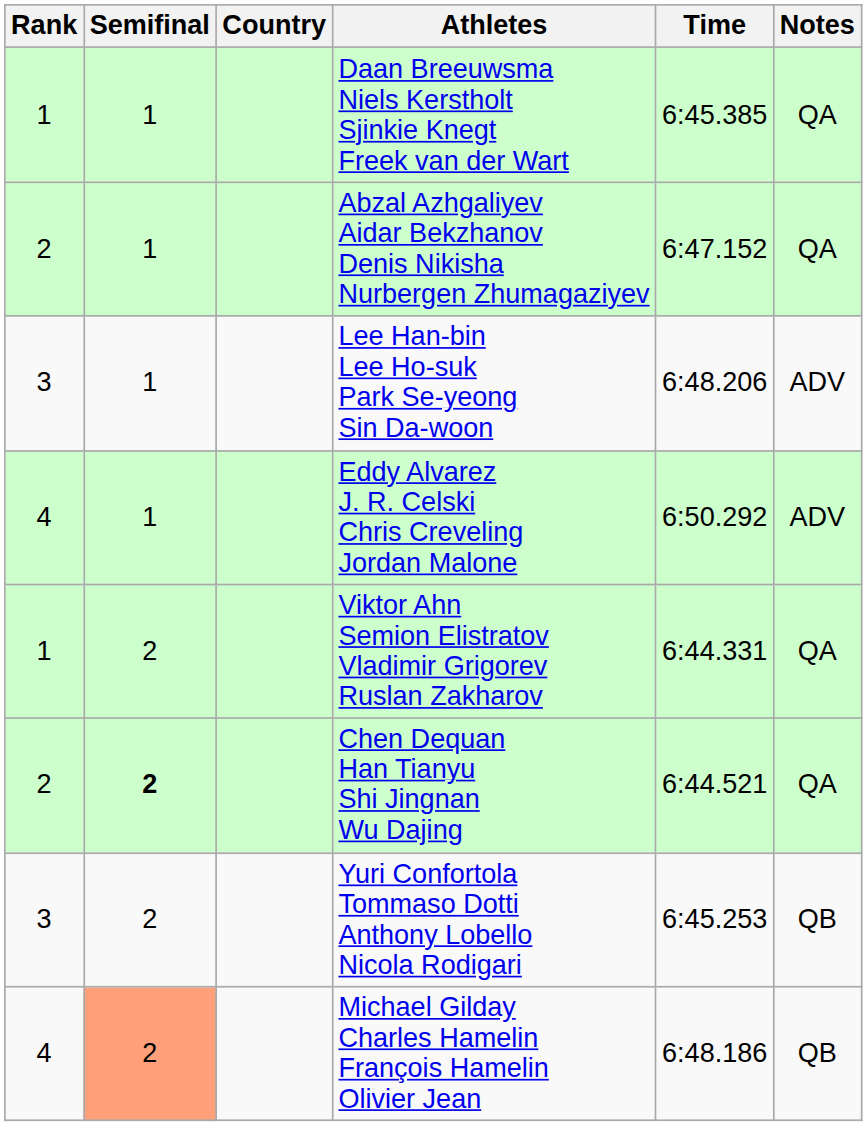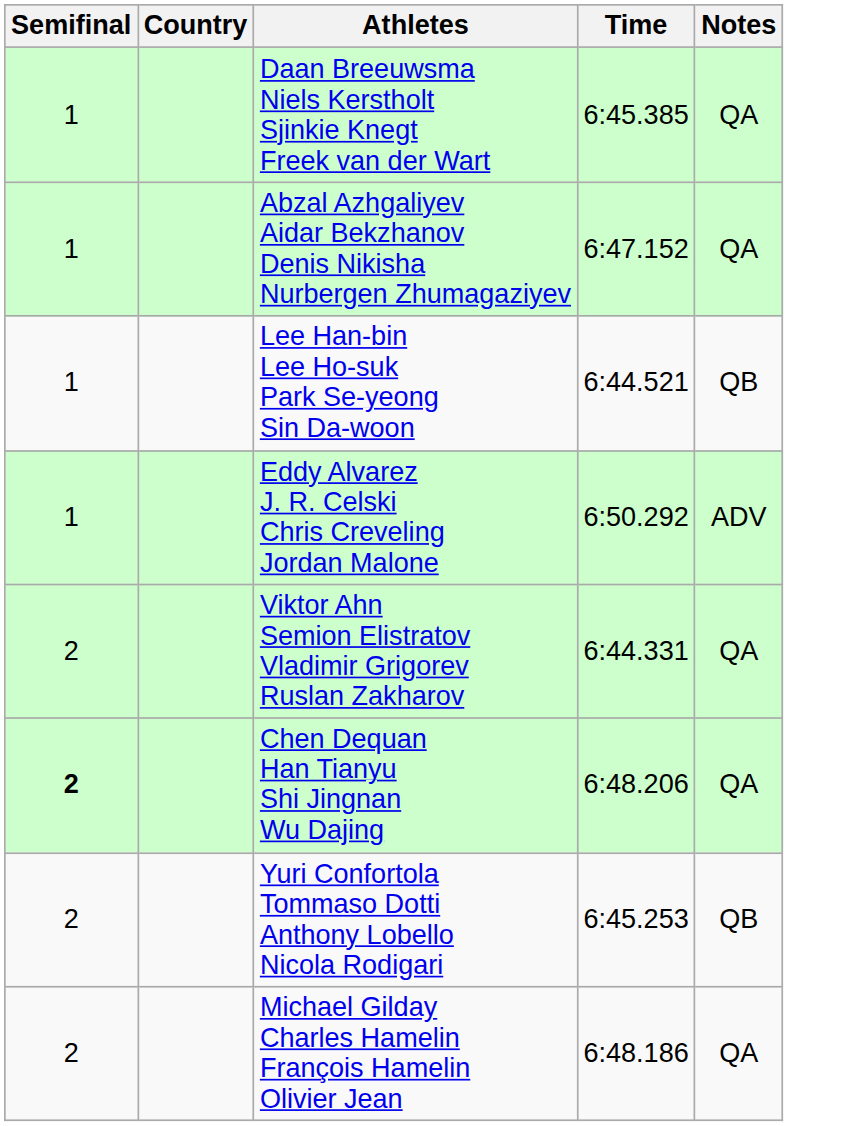- column: (44, 25)
(715, 382) 6:48.206 -> (636, 382) 6:44.521
(817, 382) ADV -> (739, 382) QB
(715, 785) 6:44.521 -> (636, 785) 6:48.206
(150, 1053) lightsalmon background -> (71, 1053) no background
(817, 1053) QB -> (739, 1053) QA
